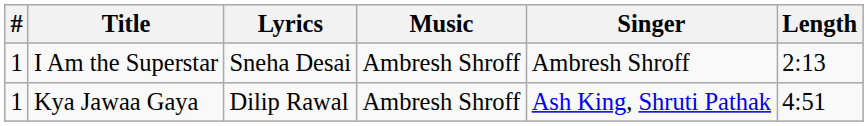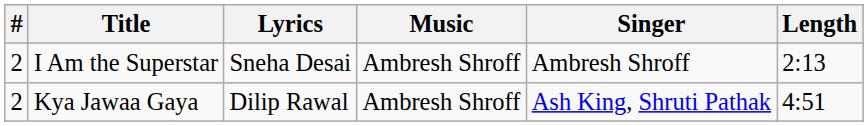(17, 62) 1 -> (17, 62) 2
(17, 101) 1 -> (17, 101) 2
